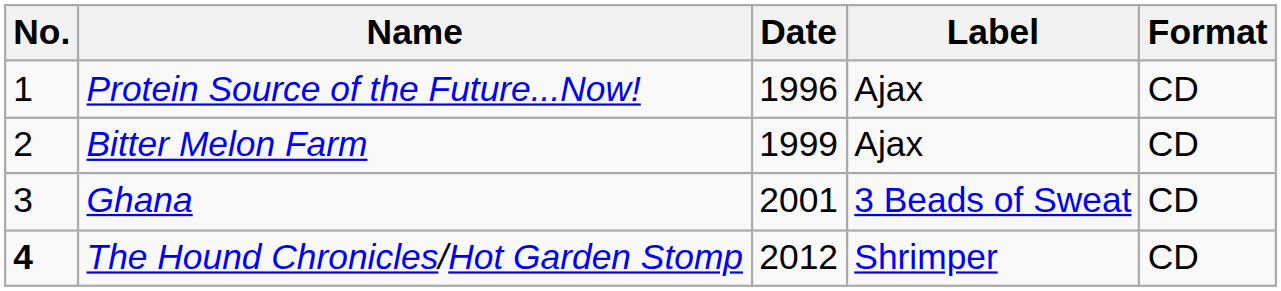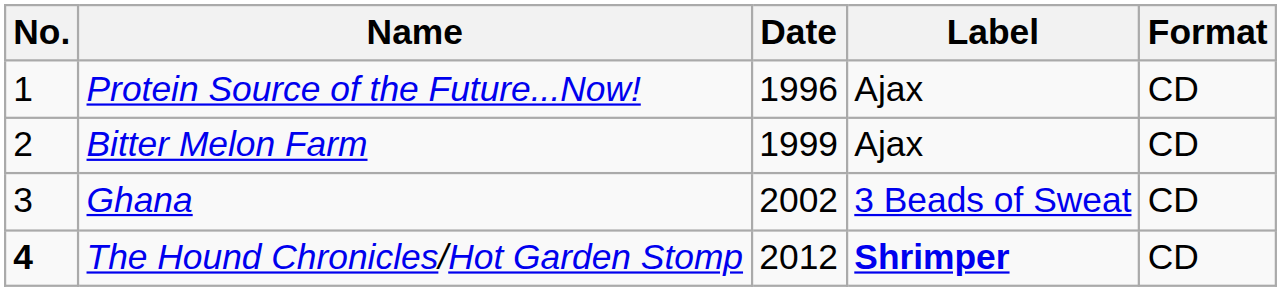(799, 200) 2001 -> (799, 200) 2002
(926, 256) normal -> (932, 256) bold
